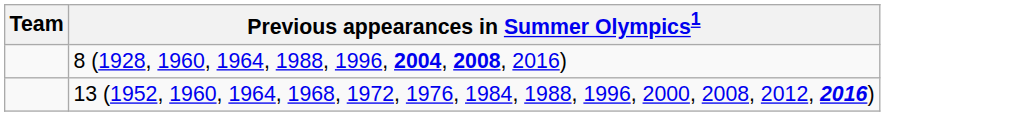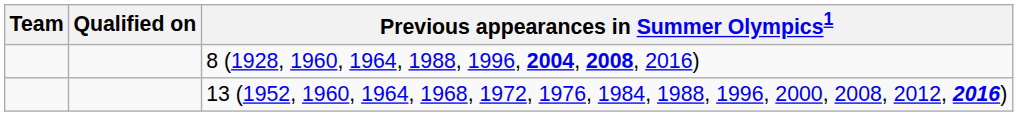+ column: (135, 24)
